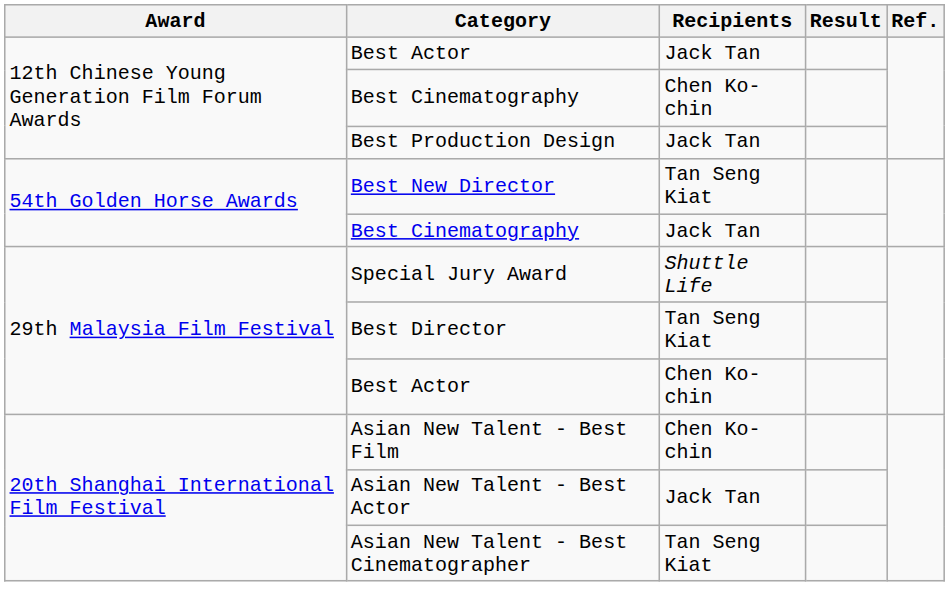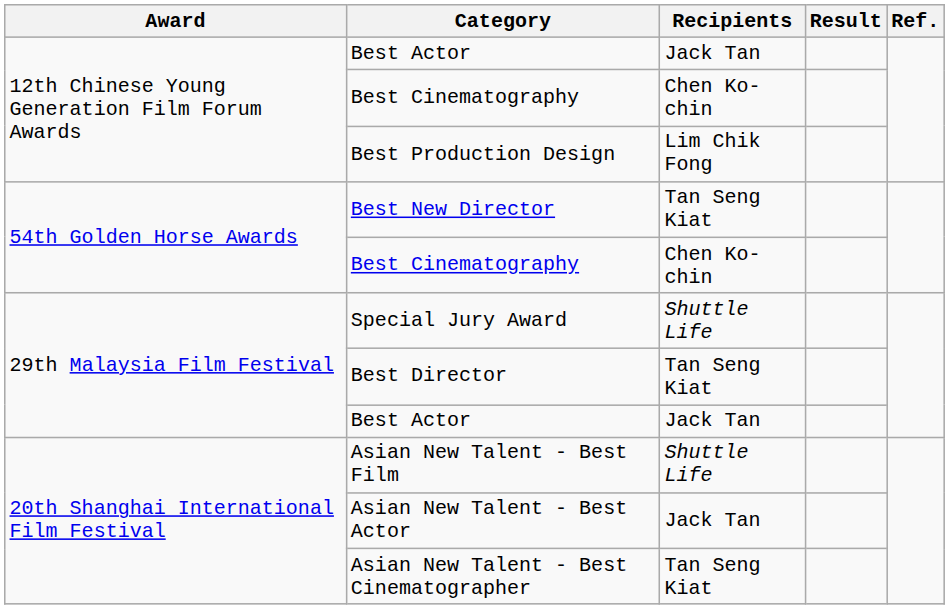(713, 142) Jack Tan -> (713, 154) Lim Chik Fong
(713, 230) Jack Tan -> (713, 265) Chen Ko-chin
(713, 386) Chen Ko-chin -> (713, 421) Jack Tan
(713, 442) Chen Ko-chin -> (707, 465) Shuttle Life
